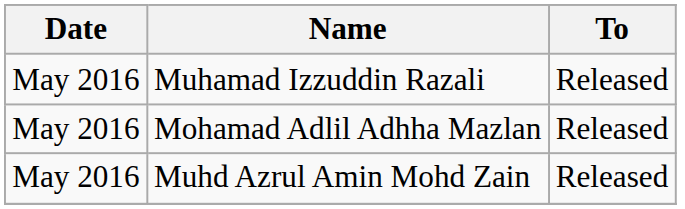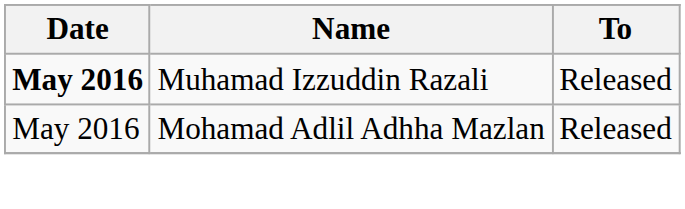(76, 78) normal -> (78, 78) bold
- row: (342, 177)
